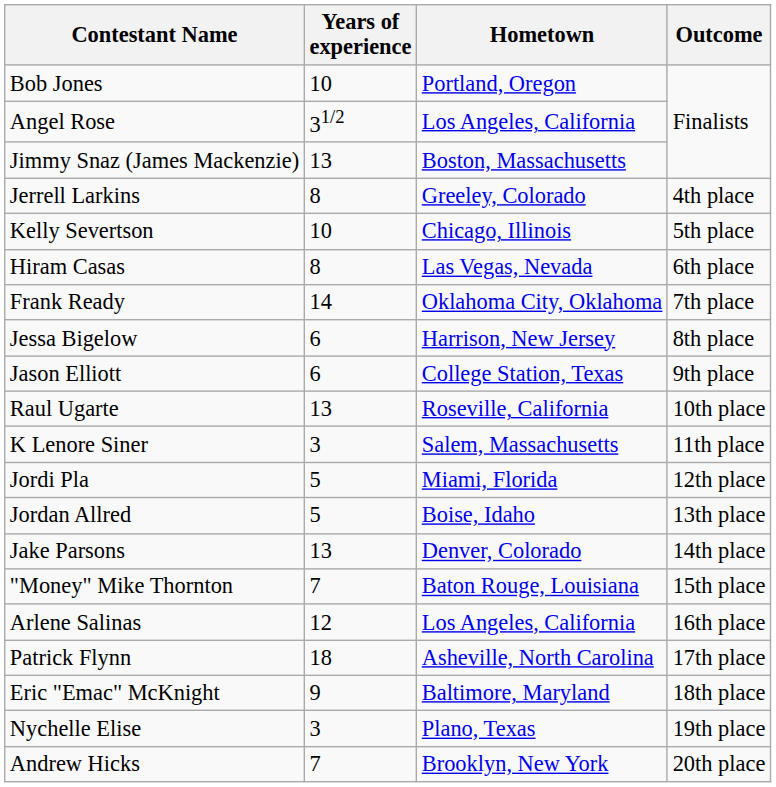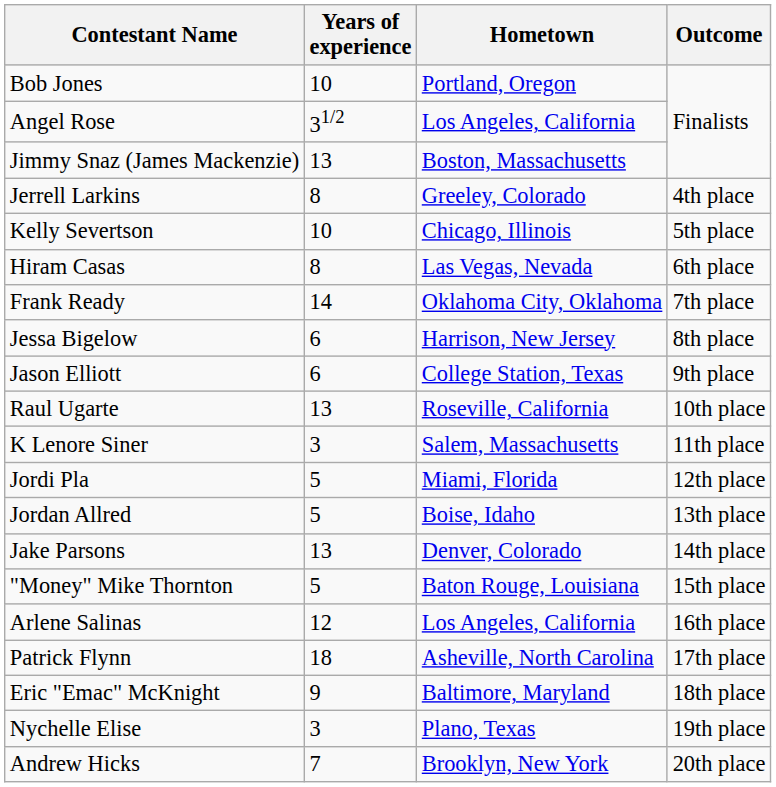(315, 586) 7 -> (315, 586) 5
